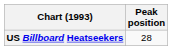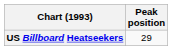(146, 38) 28 -> (146, 38) 29
